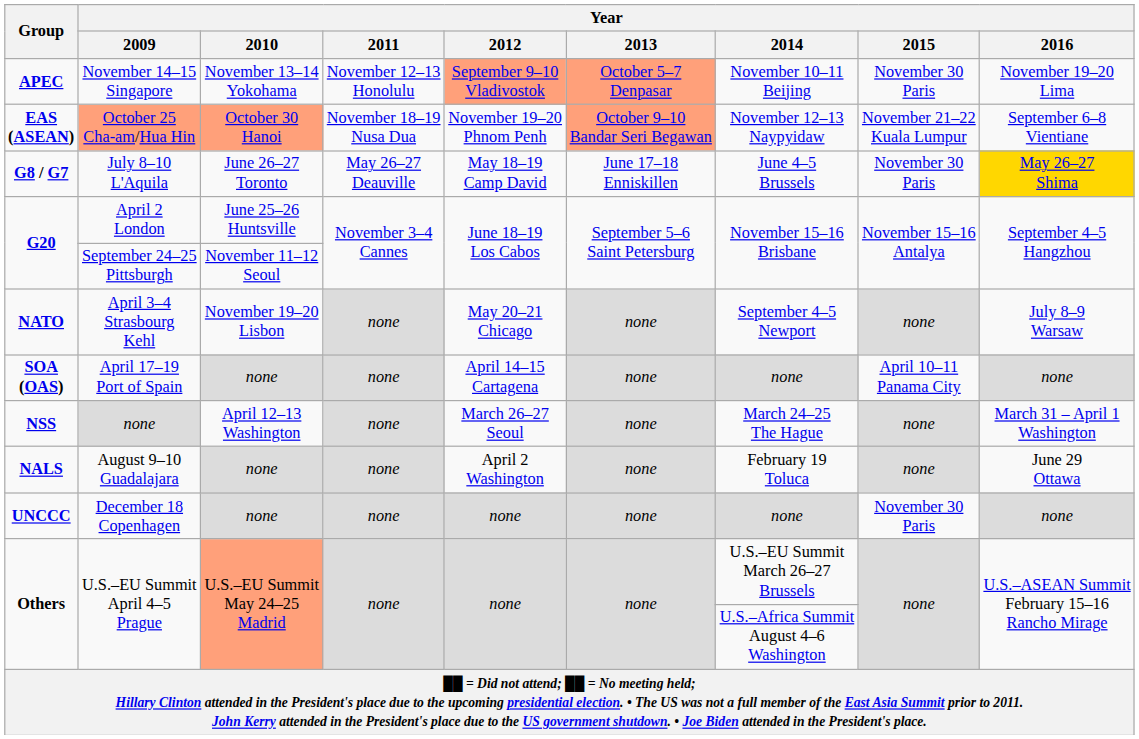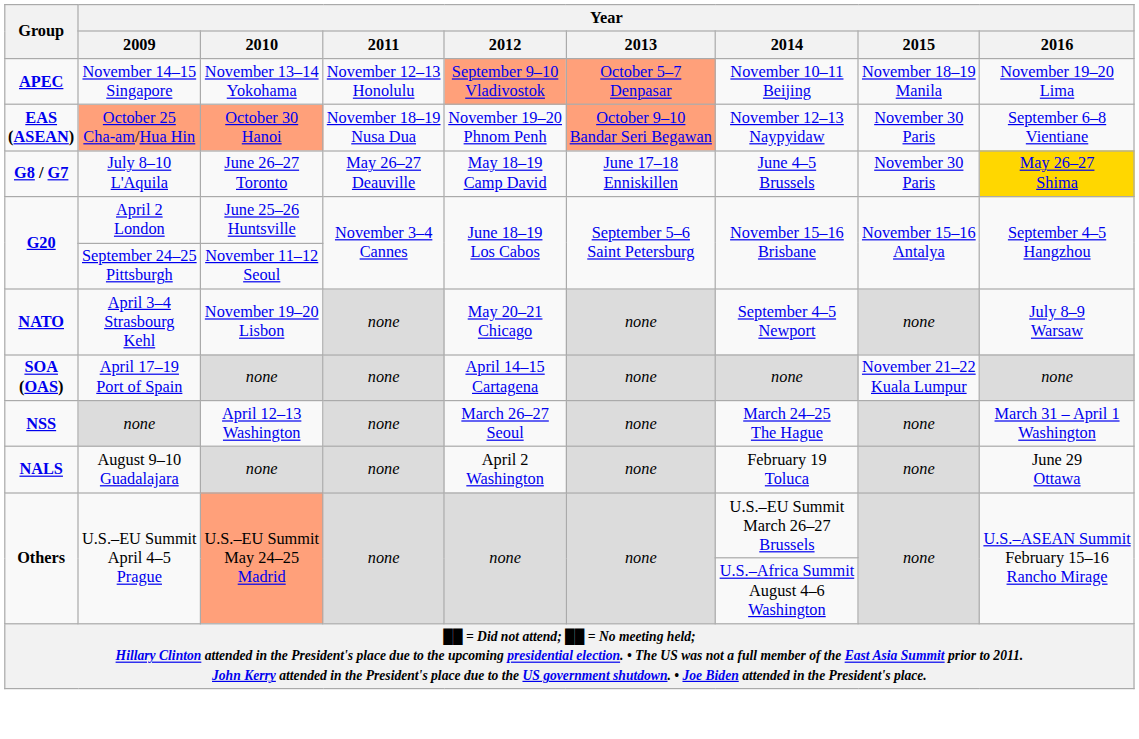(919, 81) November 30 Paris -> (919, 81) November 18–19 Manila
(919, 127) November 21–22 Kuala Lumpur -> (919, 127) November 30 Paris
(919, 376) April 10–11 Panama City -> (919, 376) November 21–22 Kuala Lumpur
- row: (41, 515)
